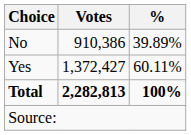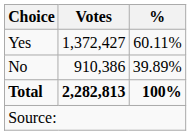rows swapped: (20, 67) <-> (18, 42)
